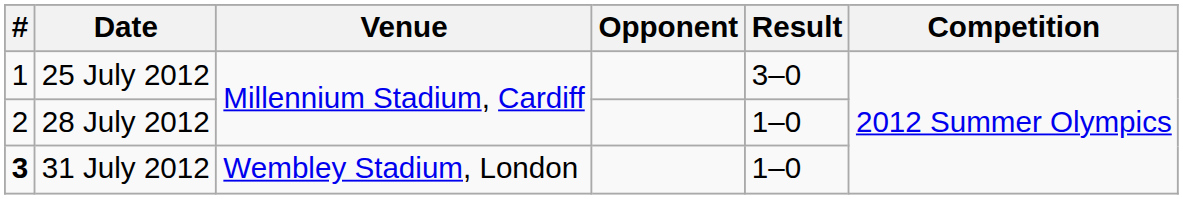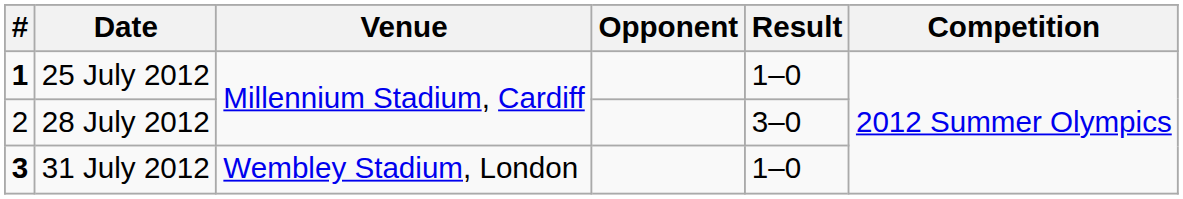(20, 74) normal -> (20, 74) bold
(777, 74) 3–0 -> (777, 74) 1–0
(777, 121) 1–0 -> (777, 121) 3–0
